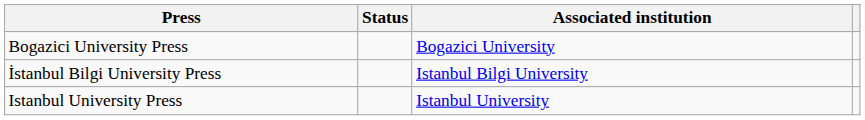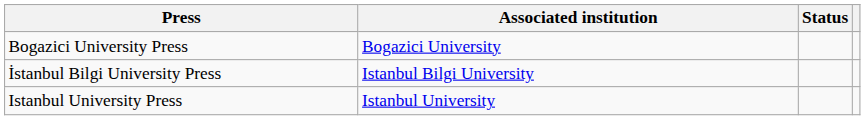columns swapped: (632, 18) <-> (385, 18)
